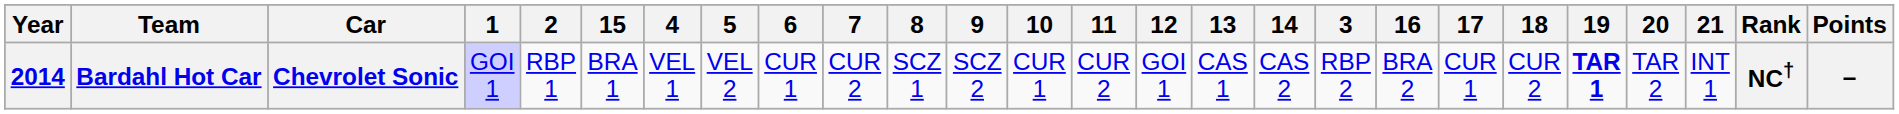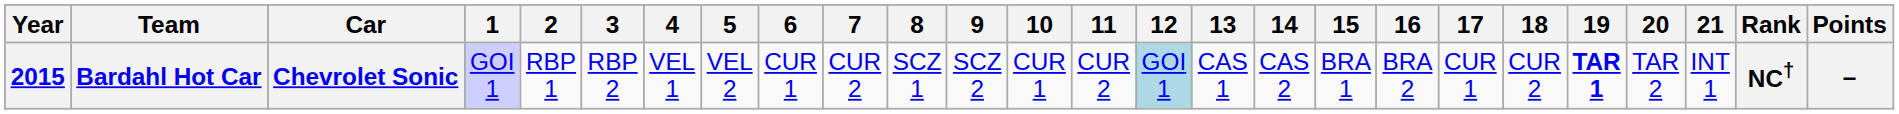columns swapped: (1346, 24) <-> (613, 24)
(38, 75) 2014 -> (38, 75) 2015
(1164, 75) no background -> (1164, 75) lightblue background
